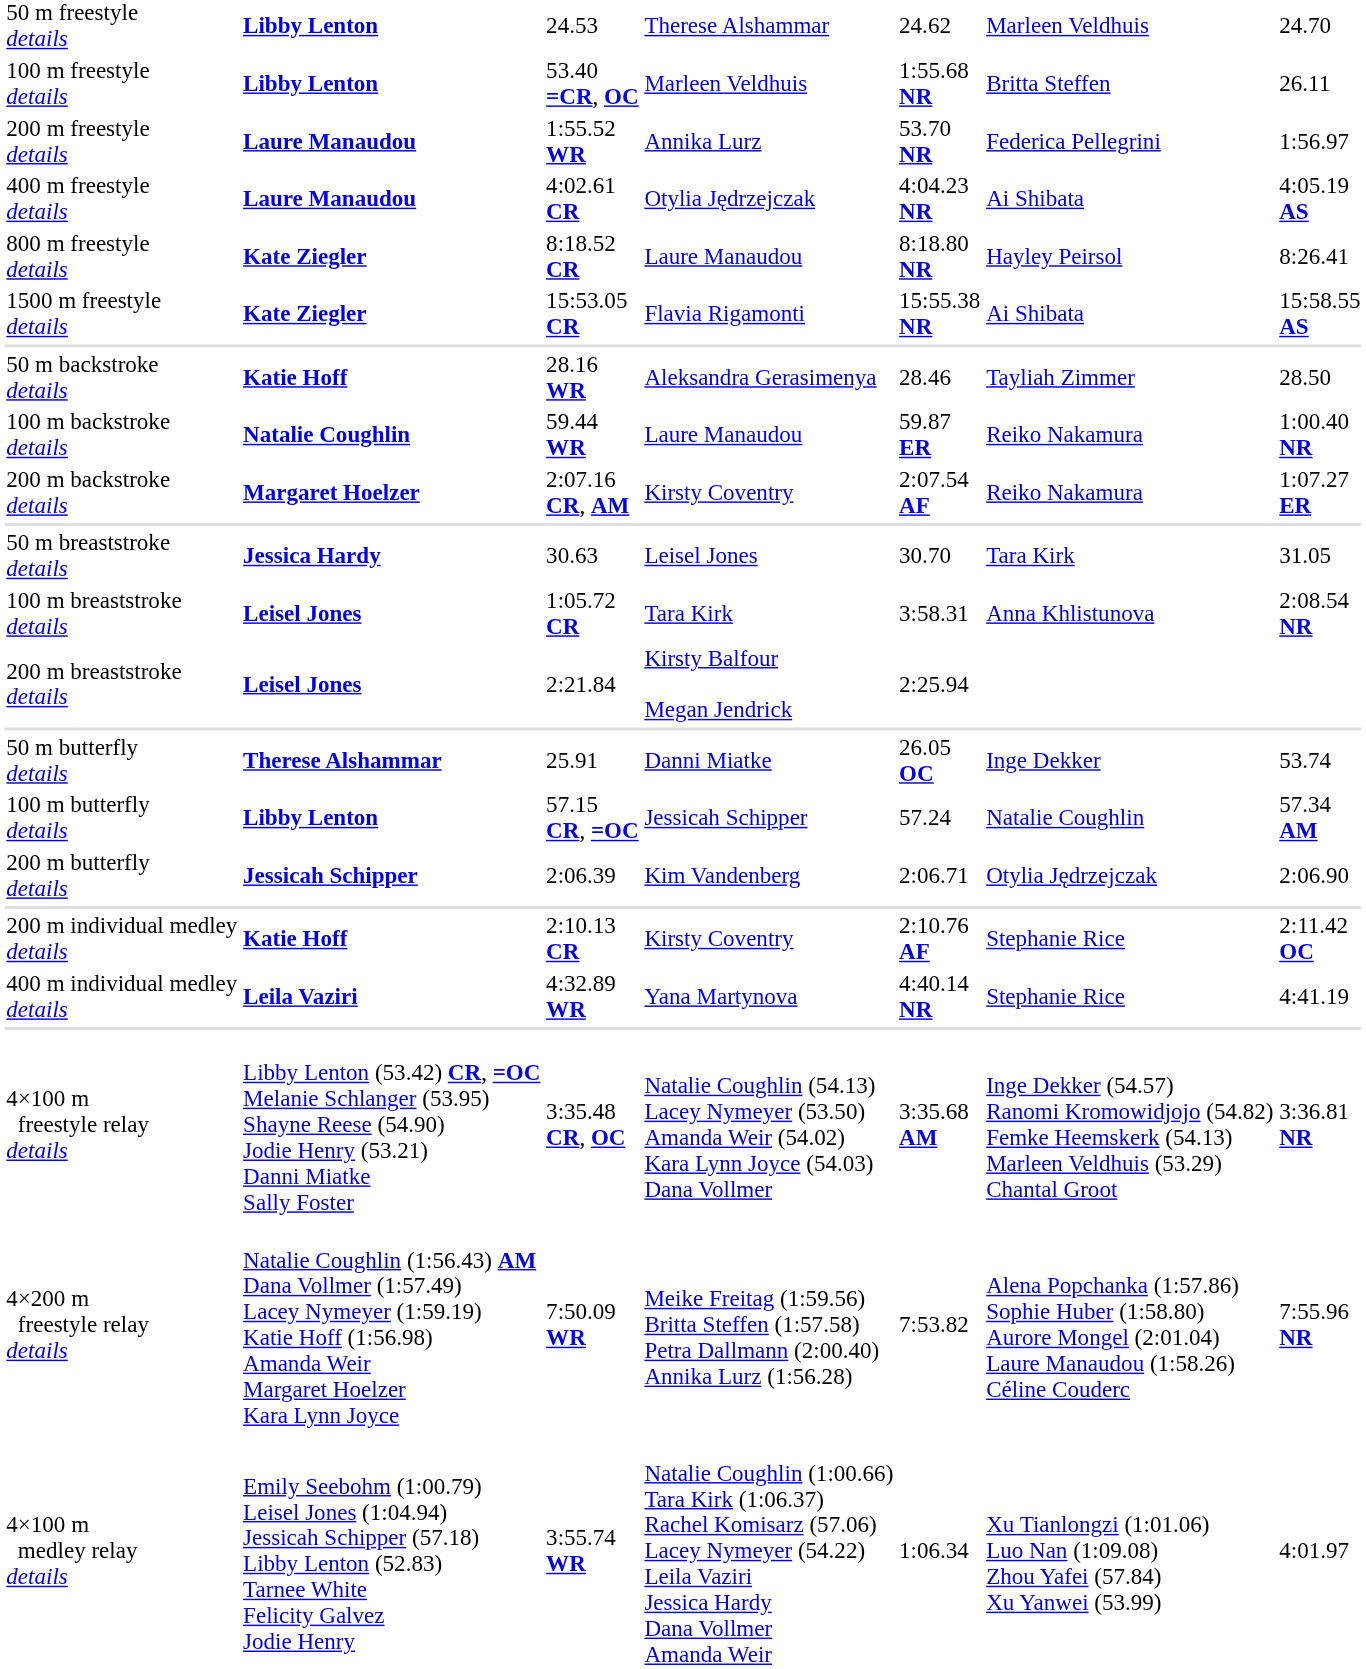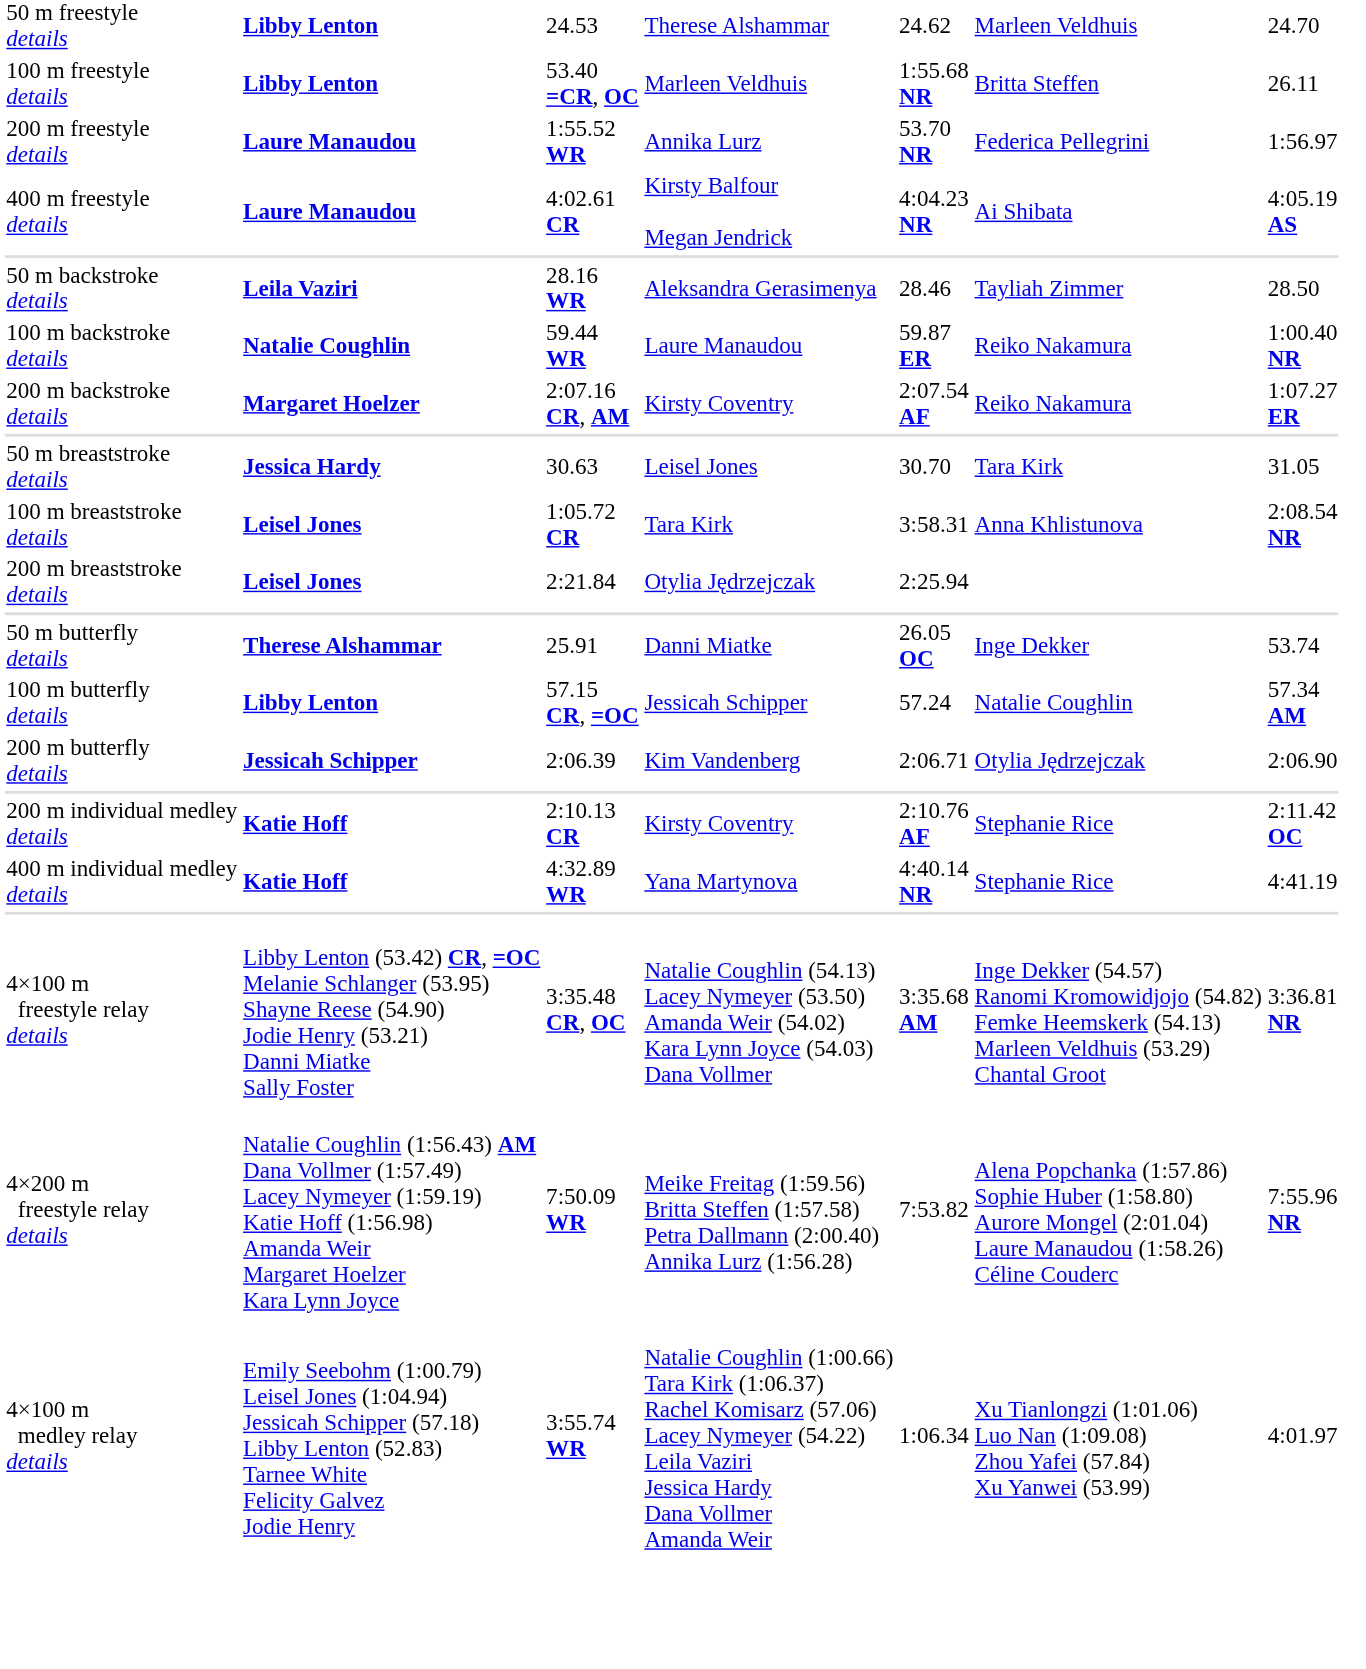(730, 198) Otylia Jędrzejczak -> (718, 211) Kirsty Balfour Megan Jendrick
- row: (78, 256)
- row: (84, 314)
(295, 377) Katie Hoff -> (300, 288) Leila Vaziri
(718, 684) Kirsty Balfour Megan Jendrick -> (730, 581) Otylia Jędrzejczak
(300, 996) Leila Vaziri -> (295, 881) Katie Hoff
